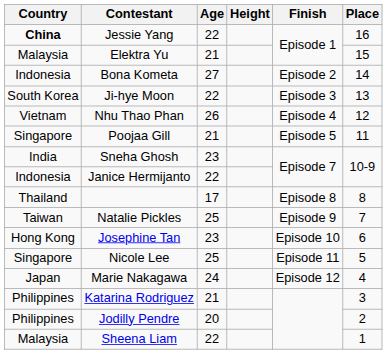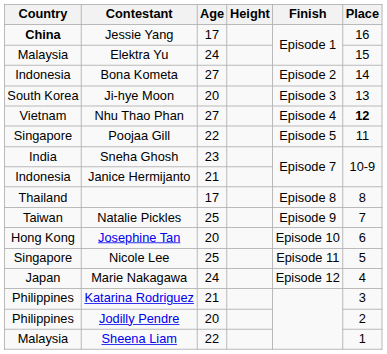(212, 34) 22 -> (212, 34) 17
(212, 55) 21 -> (212, 55) 24
(212, 95) 22 -> (212, 95) 20
(212, 116) 26 -> (212, 116) 27
(362, 116) normal -> (362, 116) bold
(212, 136) 21 -> (212, 136) 22
(212, 177) 22 -> (212, 177) 21
(212, 237) 23 -> (212, 237) 20
